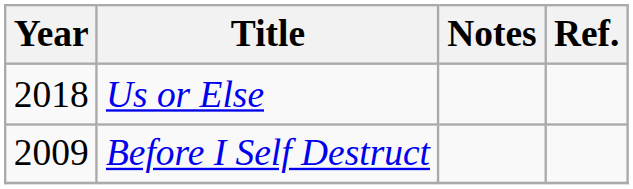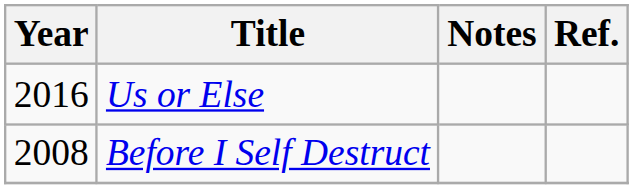(51, 93) 2018 -> (51, 93) 2016
(51, 152) 2009 -> (51, 152) 2008
